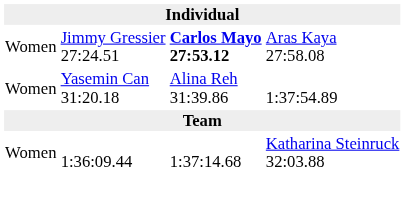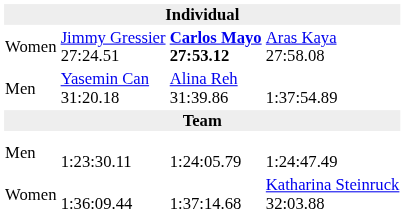(31, 88) Women -> (20, 88) Men
+ row: (96, 162)
